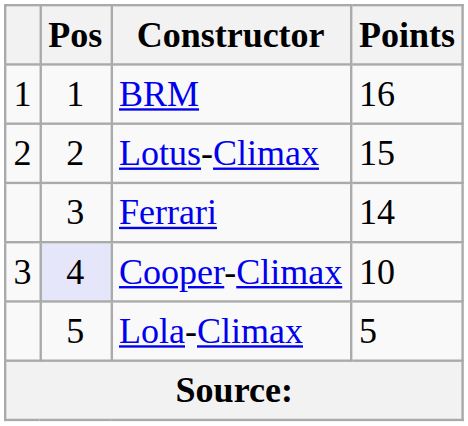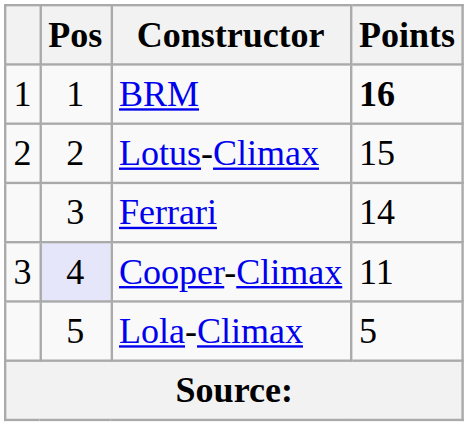(377, 93) normal -> (377, 93) bold
(377, 271) 10 -> (376, 271) 11
